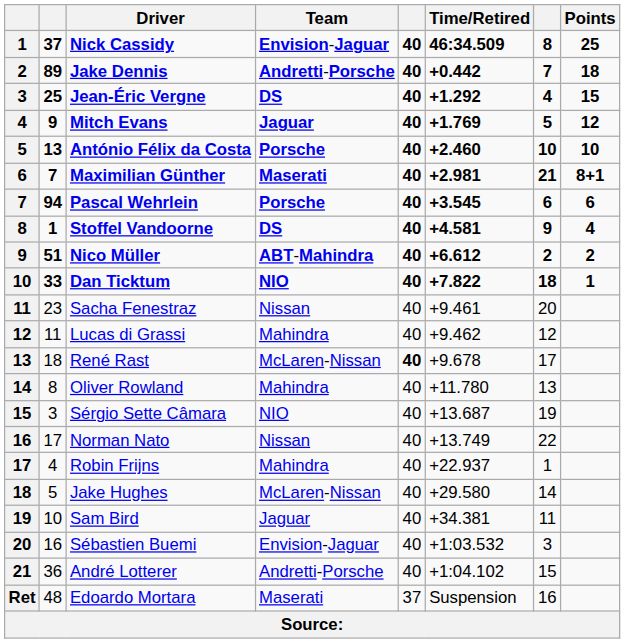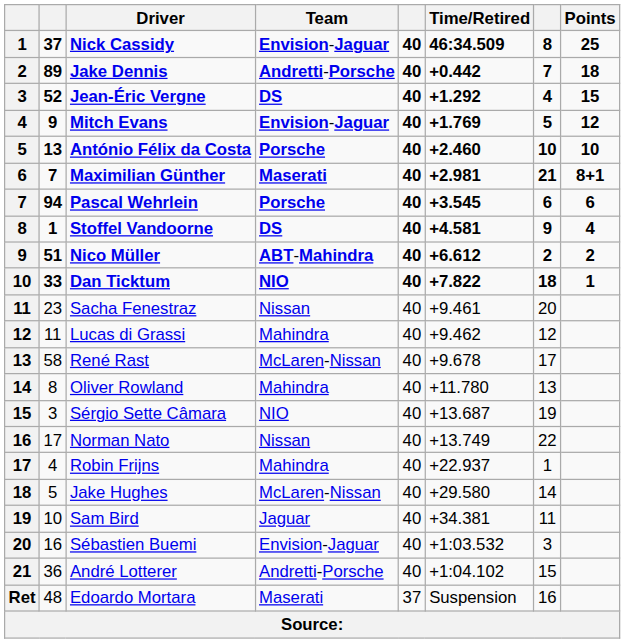(53, 96) 25 -> (53, 96) 52
(286, 123) Jaguar -> (324, 123) Envision-Jaguar
(53, 360) 18 -> (53, 360) 58
(412, 360) bold -> (412, 360) normal
